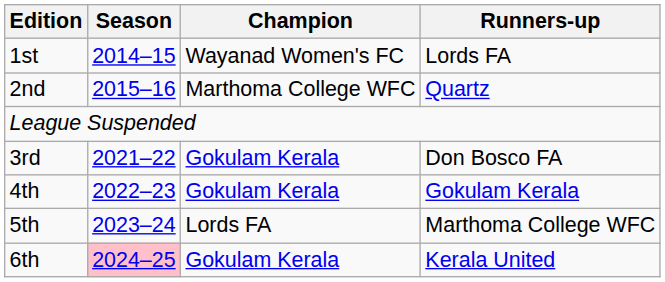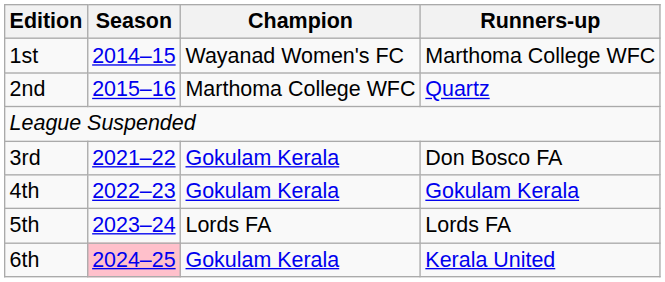(468, 55) Lords FA -> (540, 55) Marthoma College WFC
(540, 225) Marthoma College WFC -> (468, 225) Lords FA
